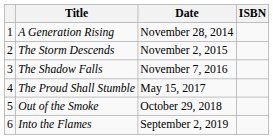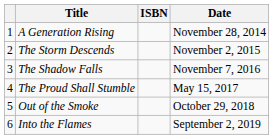columns swapped: (187, 13) <-> (252, 13)
